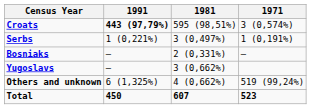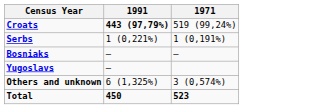- column: (205, 12)
(267, 26) 3 (0,574%) -> (205, 26) 519 (99,24%)
(272, 83) 519 (99,24%) -> (200, 83) 3 (0,574%)
